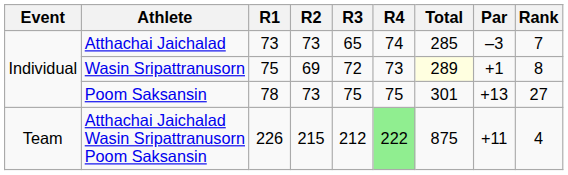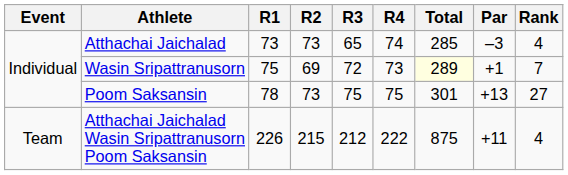(539, 44) 7 -> (539, 44) 4
(539, 69) 8 -> (539, 69) 7
(394, 139) lightgreen background -> (394, 139) no background
